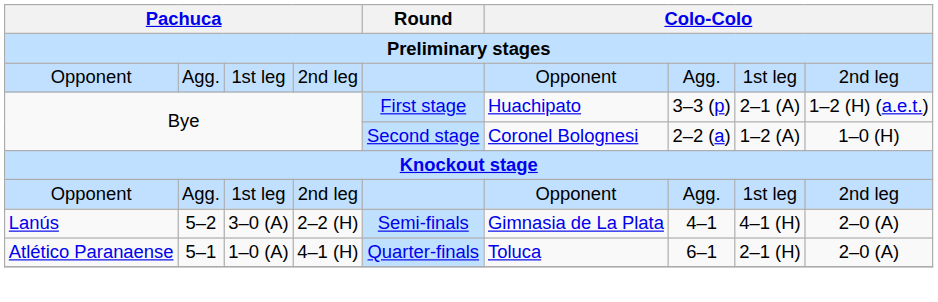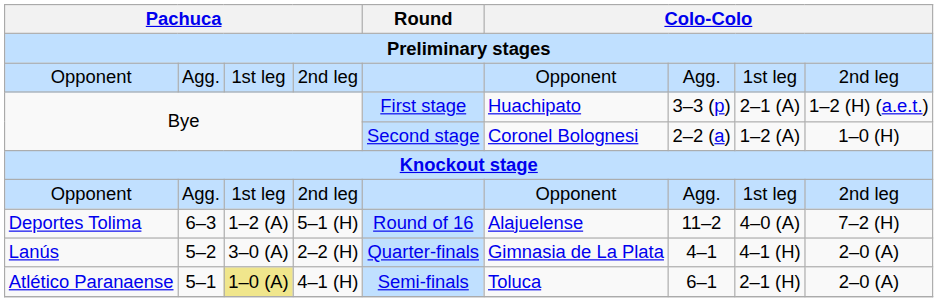+ row: (75, 223)
(423, 223) Semi-finals -> (423, 252) Quarter-finals
(258, 252) no background -> (258, 281) khaki background
(423, 252) Quarter-finals -> (423, 281) Semi-finals
